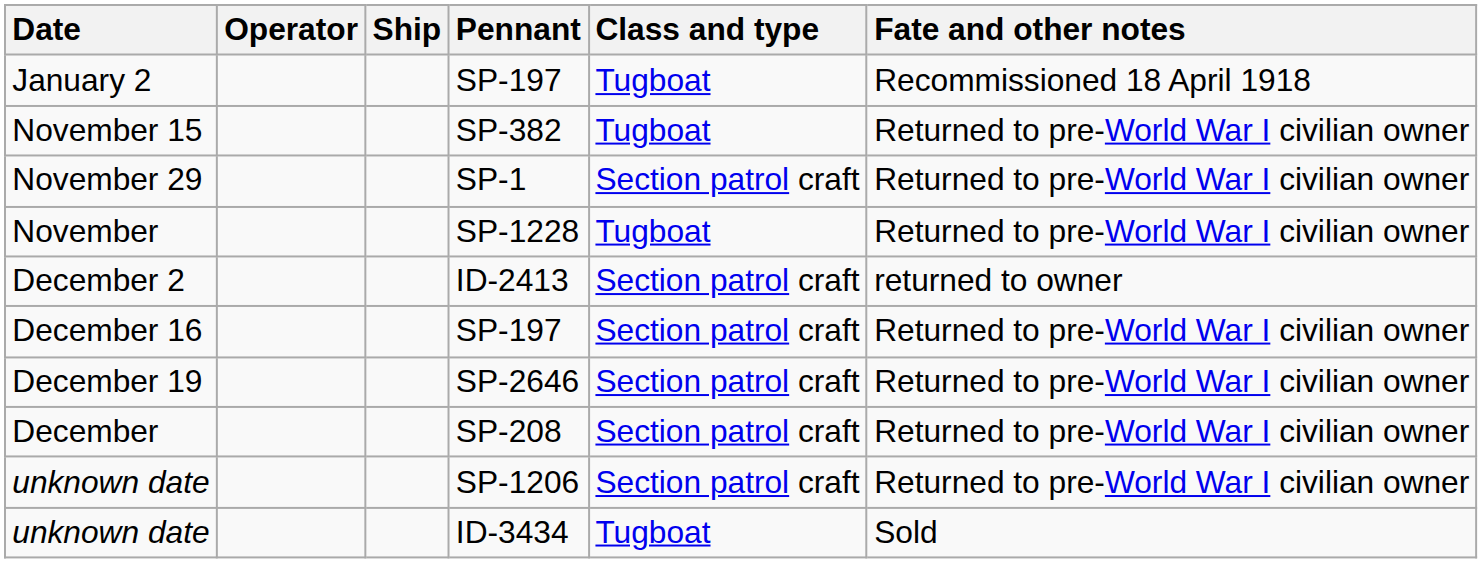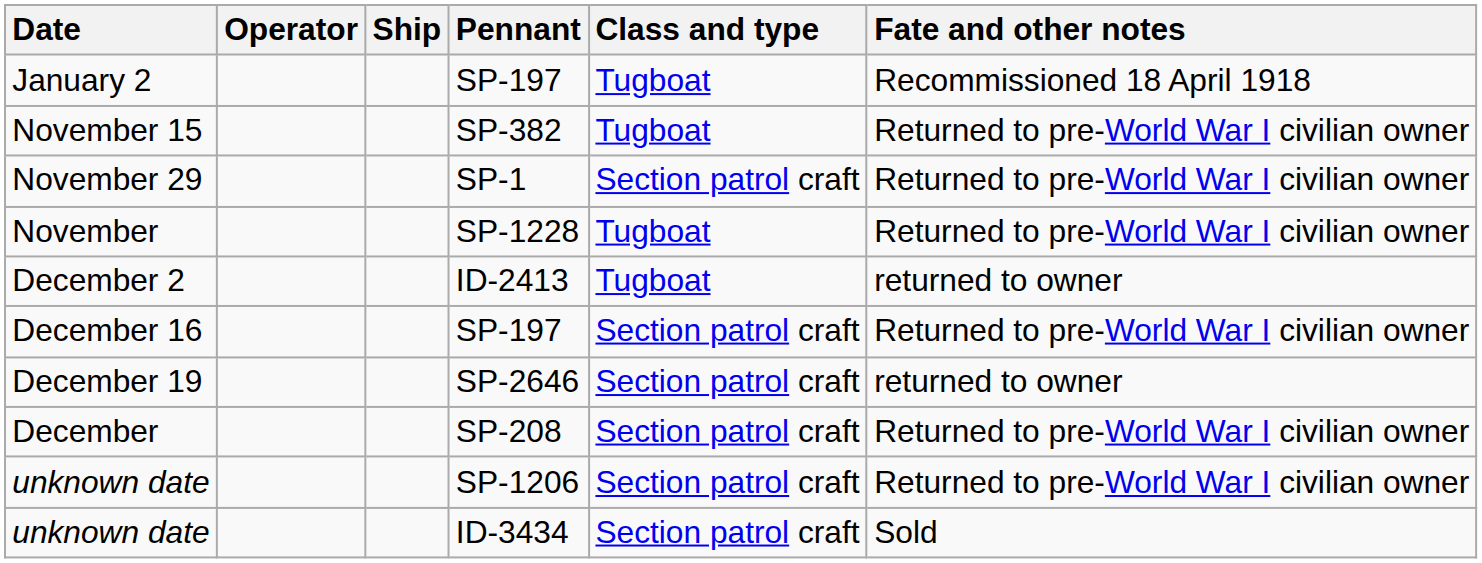(728, 280) Section patrol craft -> (653, 280) Tugboat
(1172, 381) Returned to pre-World War I civilian owner -> (998, 381) returned to owner
(653, 532) Tugboat -> (728, 532) Section patrol craft
